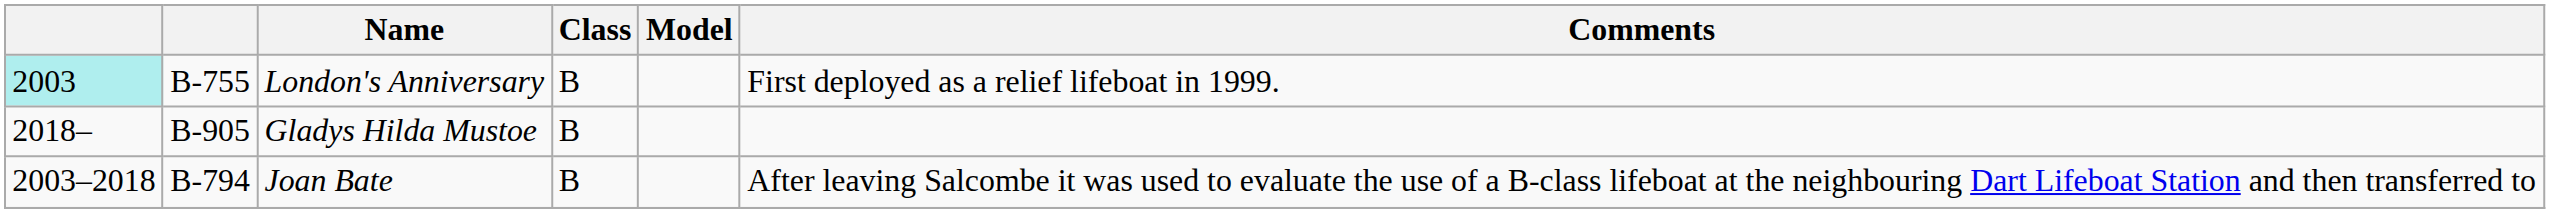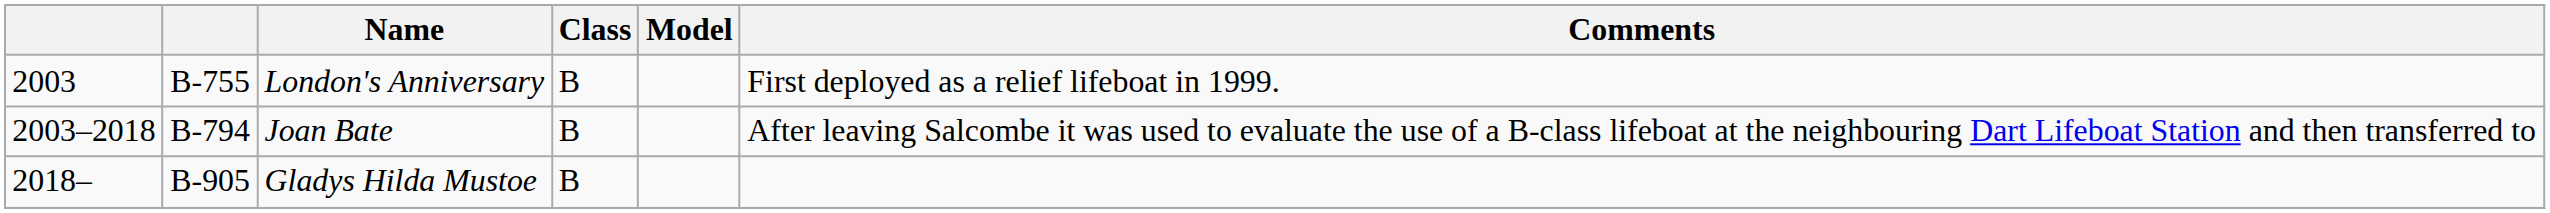(44, 80) paleturquoise background -> (44, 80) no background
rows swapped: (329, 181) <-> (401, 130)
